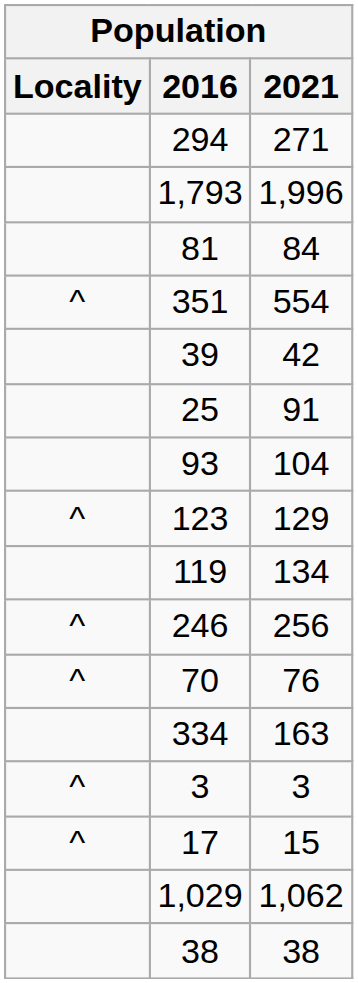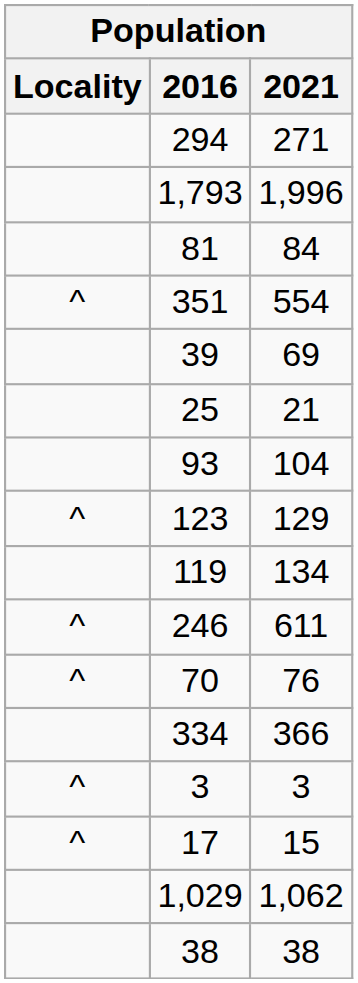(301, 355) 42 -> (301, 355) 69
(301, 409) 91 -> (301, 409) 21
(301, 626) 256 -> (301, 626) 611
(301, 734) 163 -> (301, 734) 366
